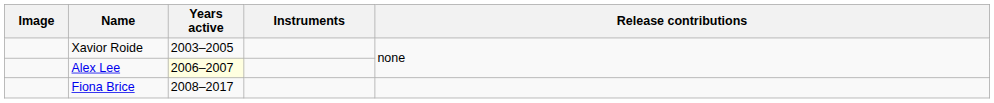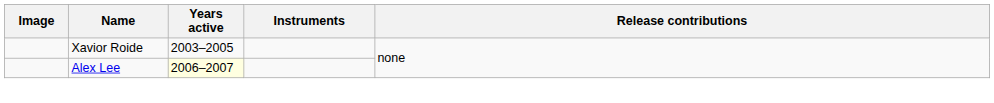- row: (103, 87)
